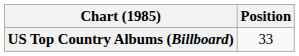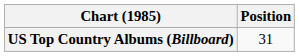(266, 39) 33 -> (266, 39) 31
